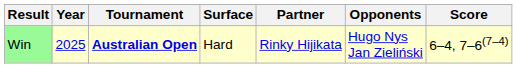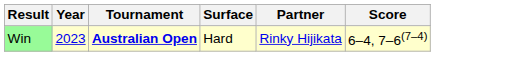- column: (385, 15)
(71, 44) 2025 -> (71, 38) 2023
